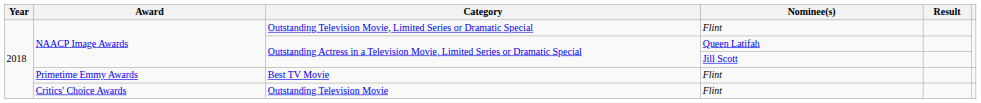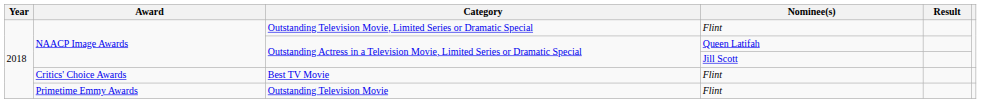(87, 75) Primetime Emmy Awards -> (81, 75) Critics' Choice Awards
(81, 91) Critics' Choice Awards -> (87, 91) Primetime Emmy Awards
